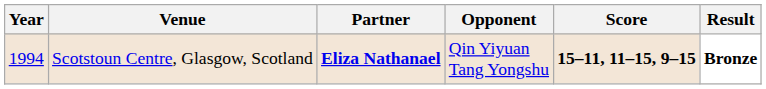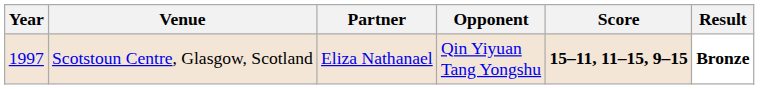(26, 58) 1994 -> (26, 58) 1997
(381, 58) bold -> (377, 58) normal
